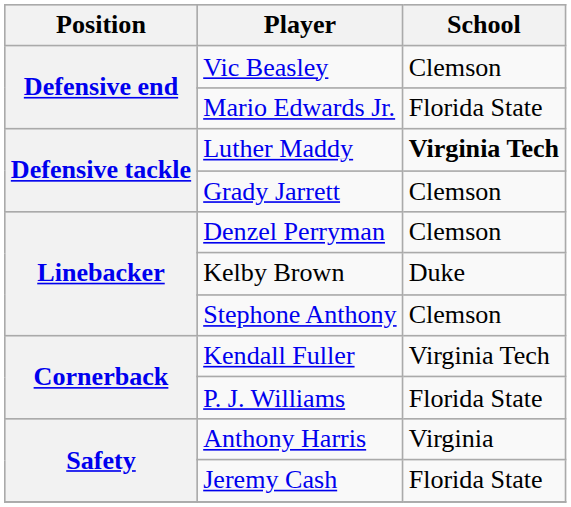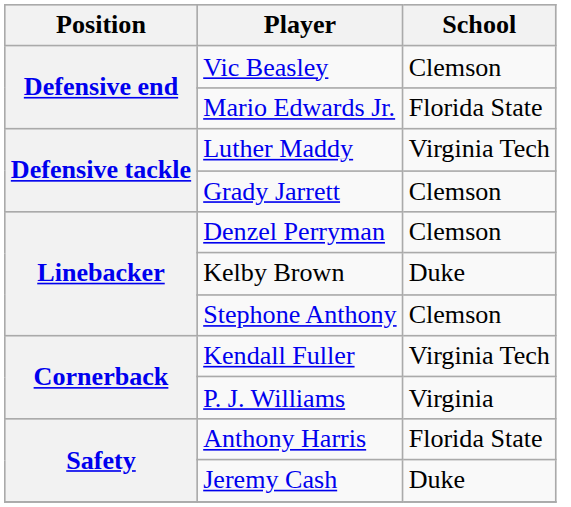(484, 149) bold -> (479, 149) normal
(476, 397) Florida State -> (451, 397) Virginia
(451, 438) Virginia -> (476, 438) Florida State
(476, 480) Florida State -> (437, 480) Duke
